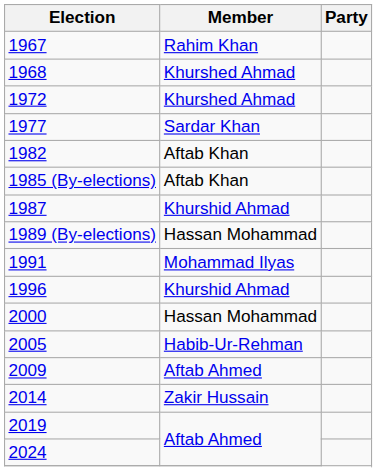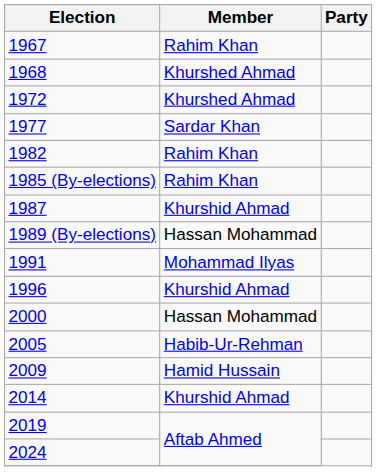(206, 153) Aftab Khan -> (211, 153) Rahim Khan
(206, 180) Aftab Khan -> (211, 180) Rahim Khan
(213, 371) Aftab Ahmed -> (222, 371) Hamid Hussain
(216, 398) Zakir Hussain -> (227, 398) Khurshid Ahmad
